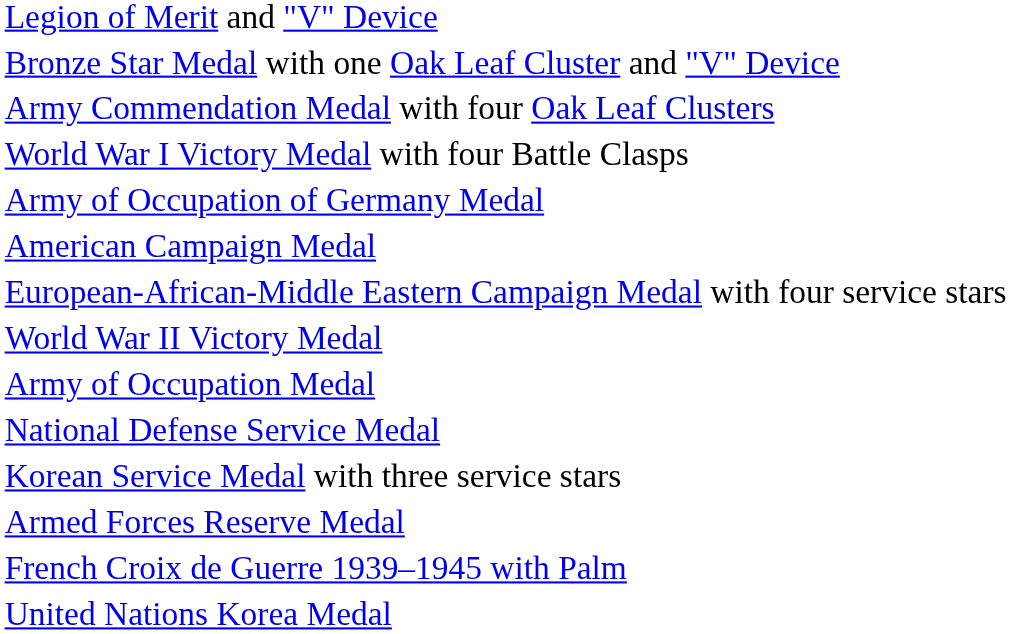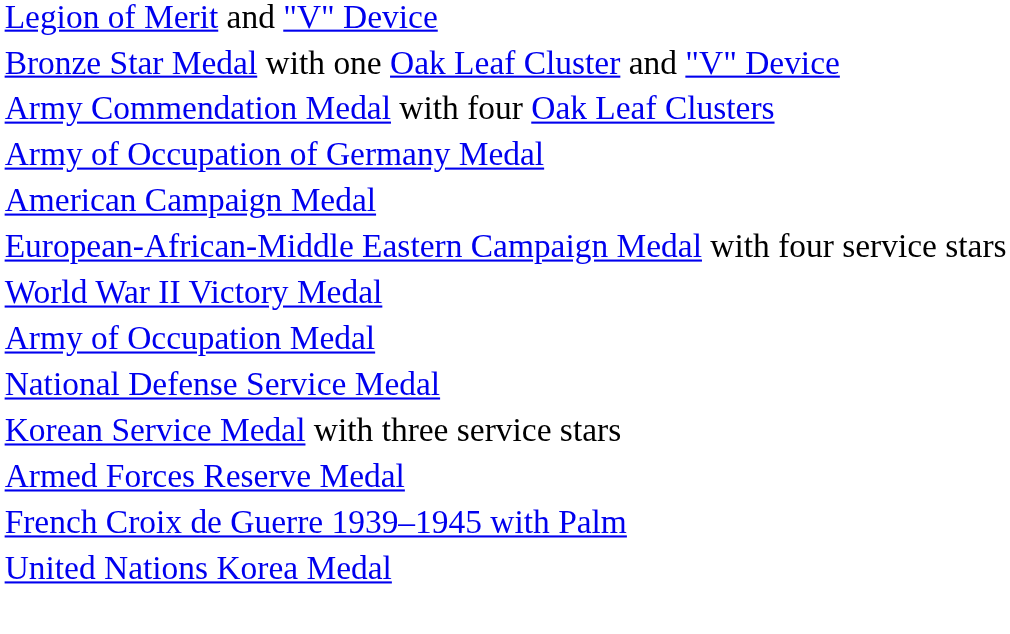- row: (347, 154)
